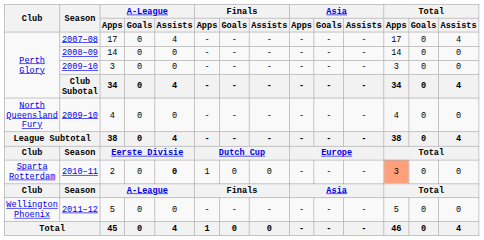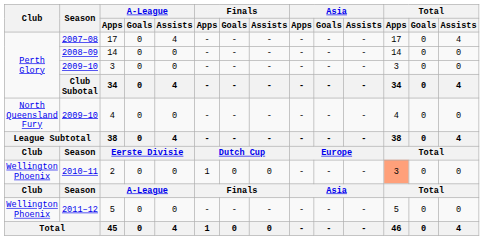(32, 172) Sparta Rotterdam -> (32, 172) Wellington Phoenix
(175, 172) bold -> (175, 172) normal
